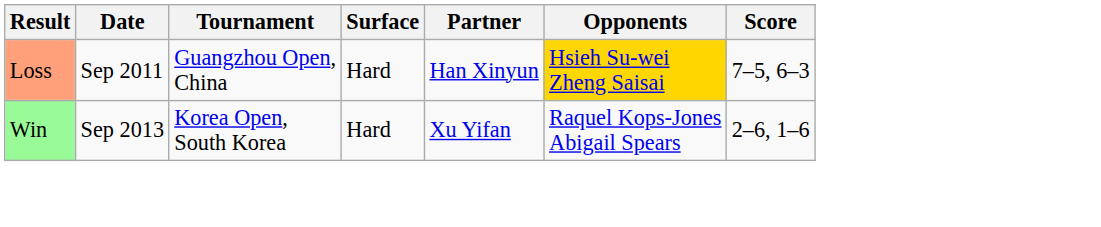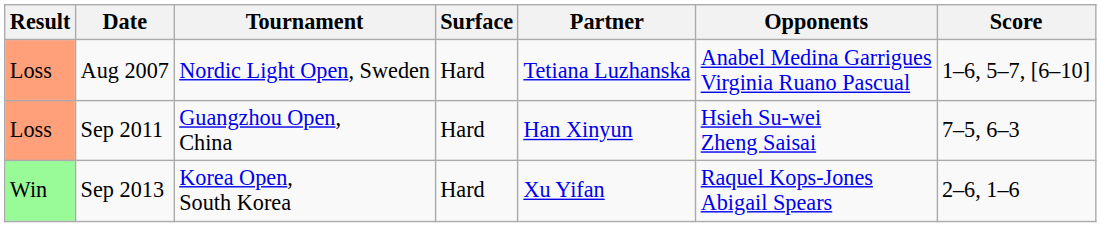+ row: (125, 69)
(609, 69) gold background -> (761, 130) no background
